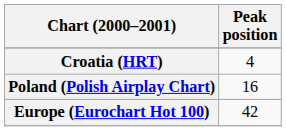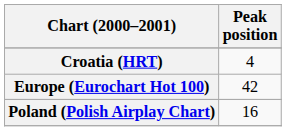rows swapped: (112, 112) <-> (112, 86)
